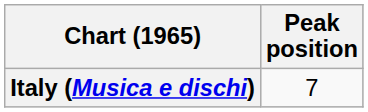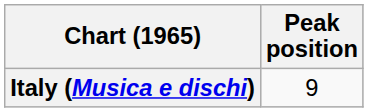(312, 87) 7 -> (312, 87) 9
